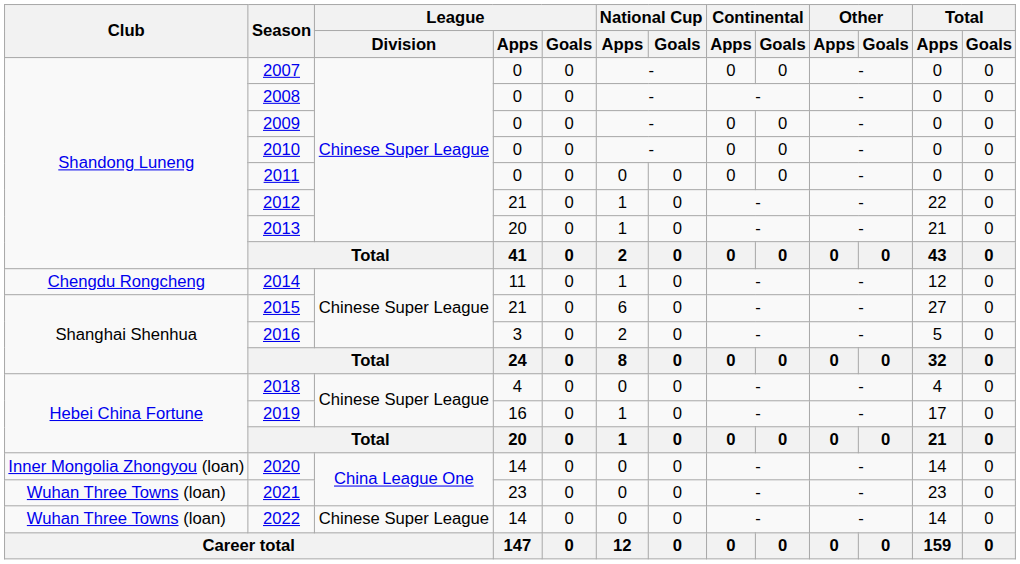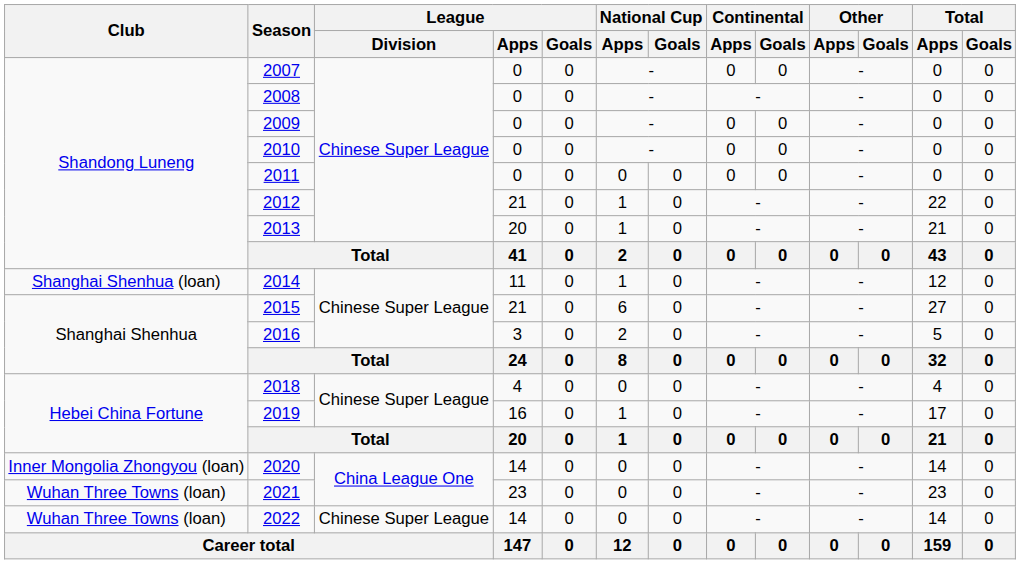(126, 281) Chengdu Rongcheng -> (126, 281) Shanghai Shenhua (loan)
